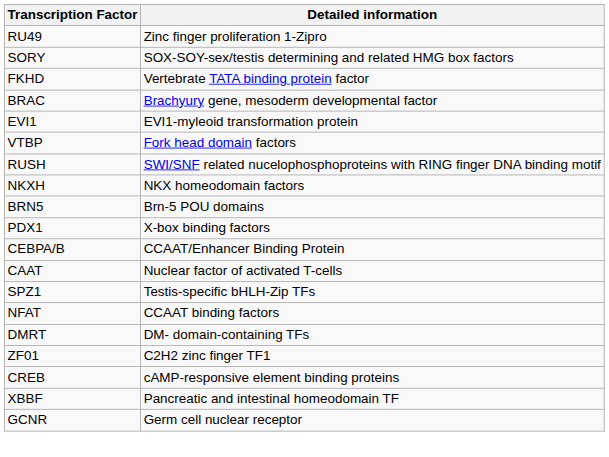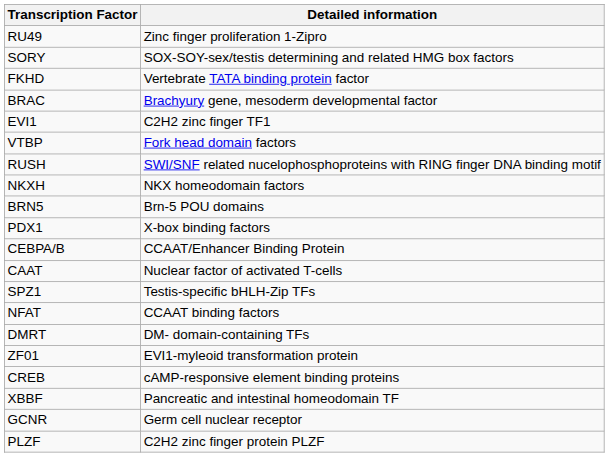(251, 121) EVI1-myleoid transformation protein -> (207, 121) C2H2 zinc finger TF1
(207, 356) C2H2 zinc finger TF1 -> (251, 356) EVI1-myleoid transformation protein
+ row: (24, 441)
